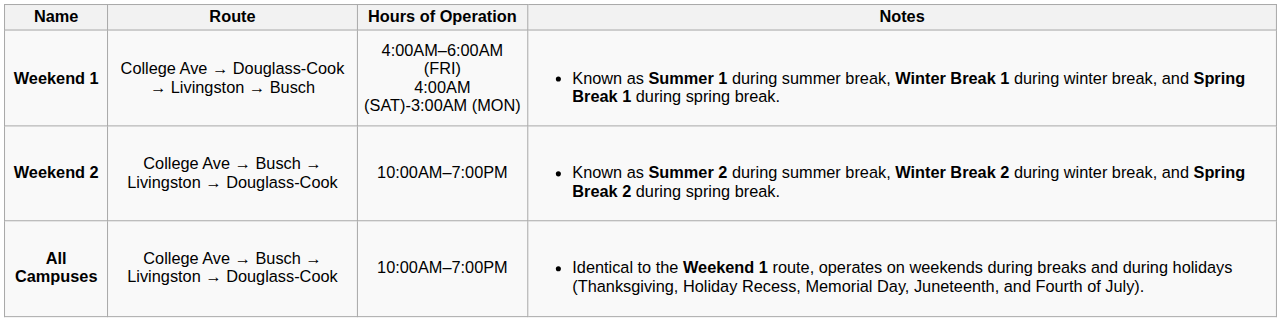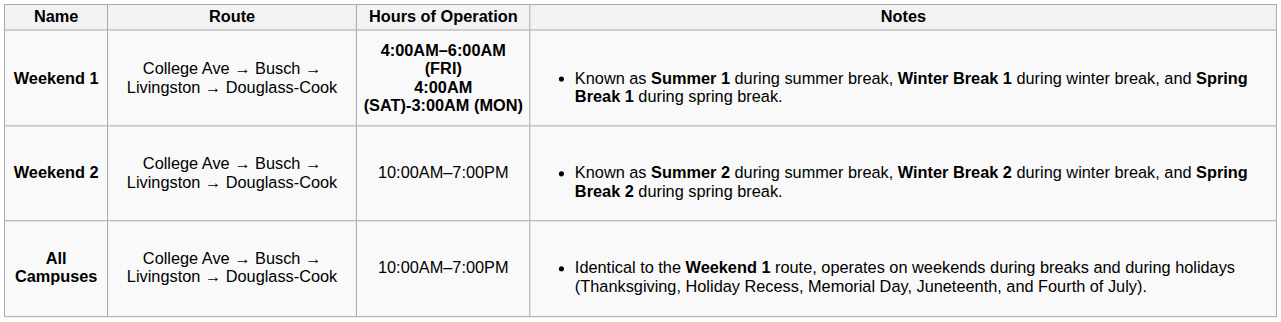(232, 78) College Ave → Douglass-Cook → Livingston → Busch -> (232, 78) College Ave → Busch → Livingston → Douglass-Cook
(442, 78) normal -> (443, 78) bold
